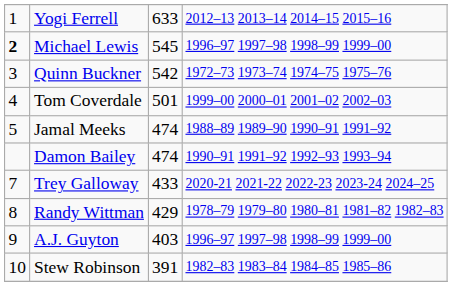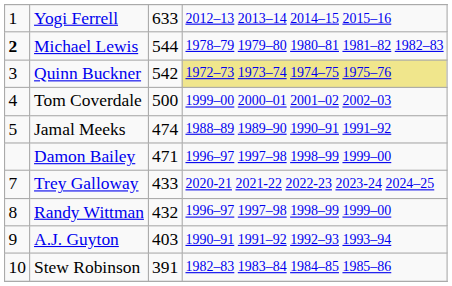(165, 45) 545 -> (165, 45) 544
(288, 45) 1996–97 1997–98 1998–99 1999–00 -> (315, 45) 1978–79 1979–80 1980–81 1981–82 1982–83
(288, 73) no background -> (288, 73) khaki background
(165, 101) 501 -> (165, 101) 500
(165, 156) 474 -> (165, 156) 471
(288, 156) 1990–91 1991–92 1992–93 1993–94 -> (288, 156) 1996–97 1997–98 1998–99 1999–00
(165, 211) 429 -> (165, 211) 432
(315, 211) 1978–79 1979–80 1980–81 1981–82 1982–83 -> (288, 211) 1996–97 1997–98 1998–99 1999–00
(288, 239) 1996–97 1997–98 1998–99 1999–00 -> (288, 239) 1990–91 1991–92 1992–93 1993–94
